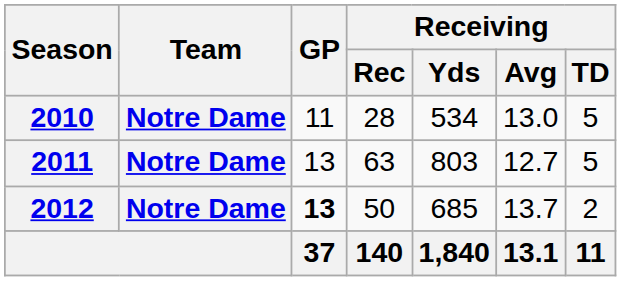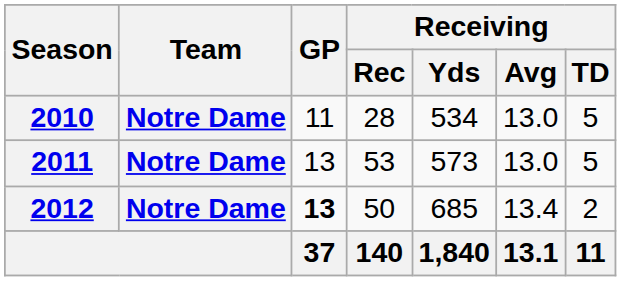(379, 162) 63 -> (379, 162) 53
(454, 162) 803 -> (454, 162) 573
(531, 162) 12.7 -> (531, 162) 13.0
(531, 207) 13.7 -> (531, 207) 13.4
